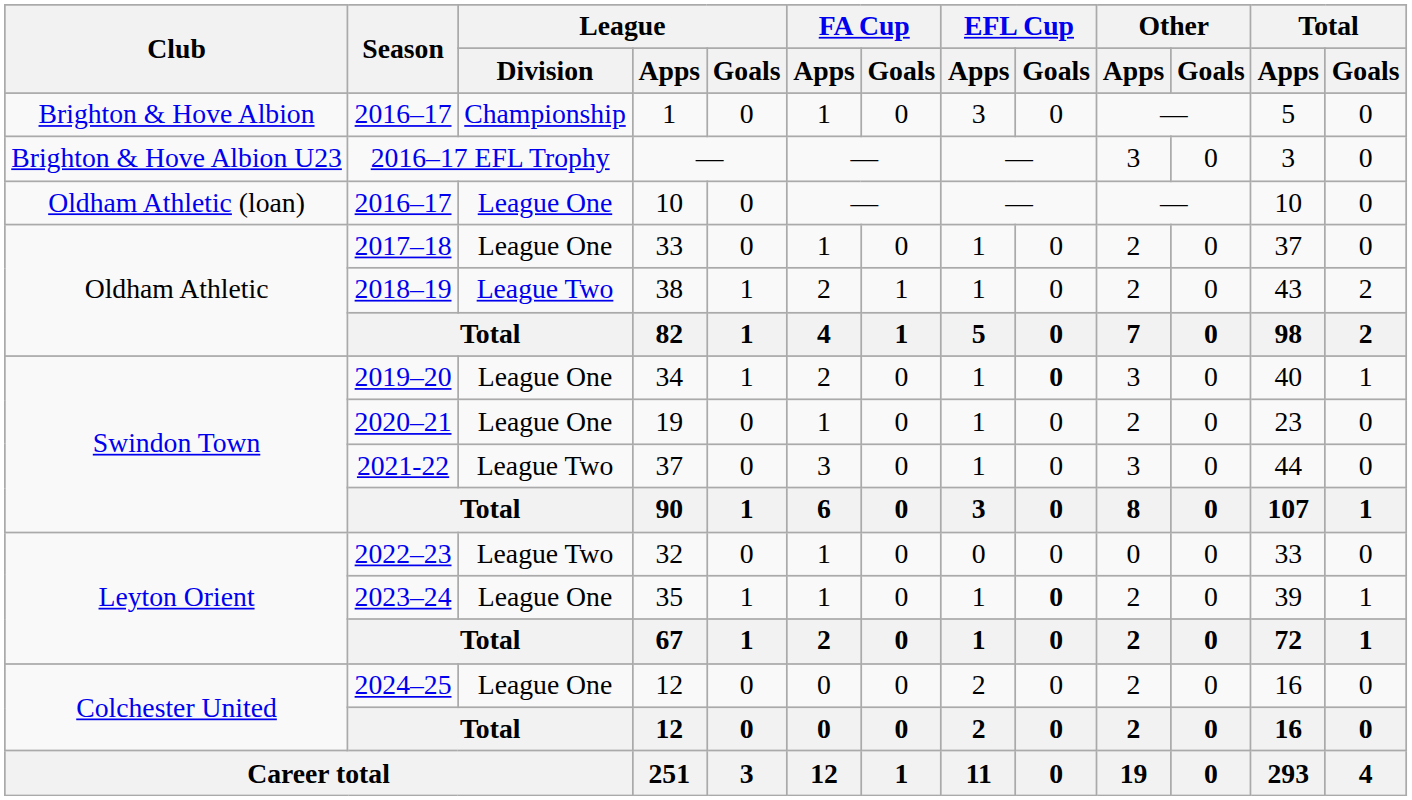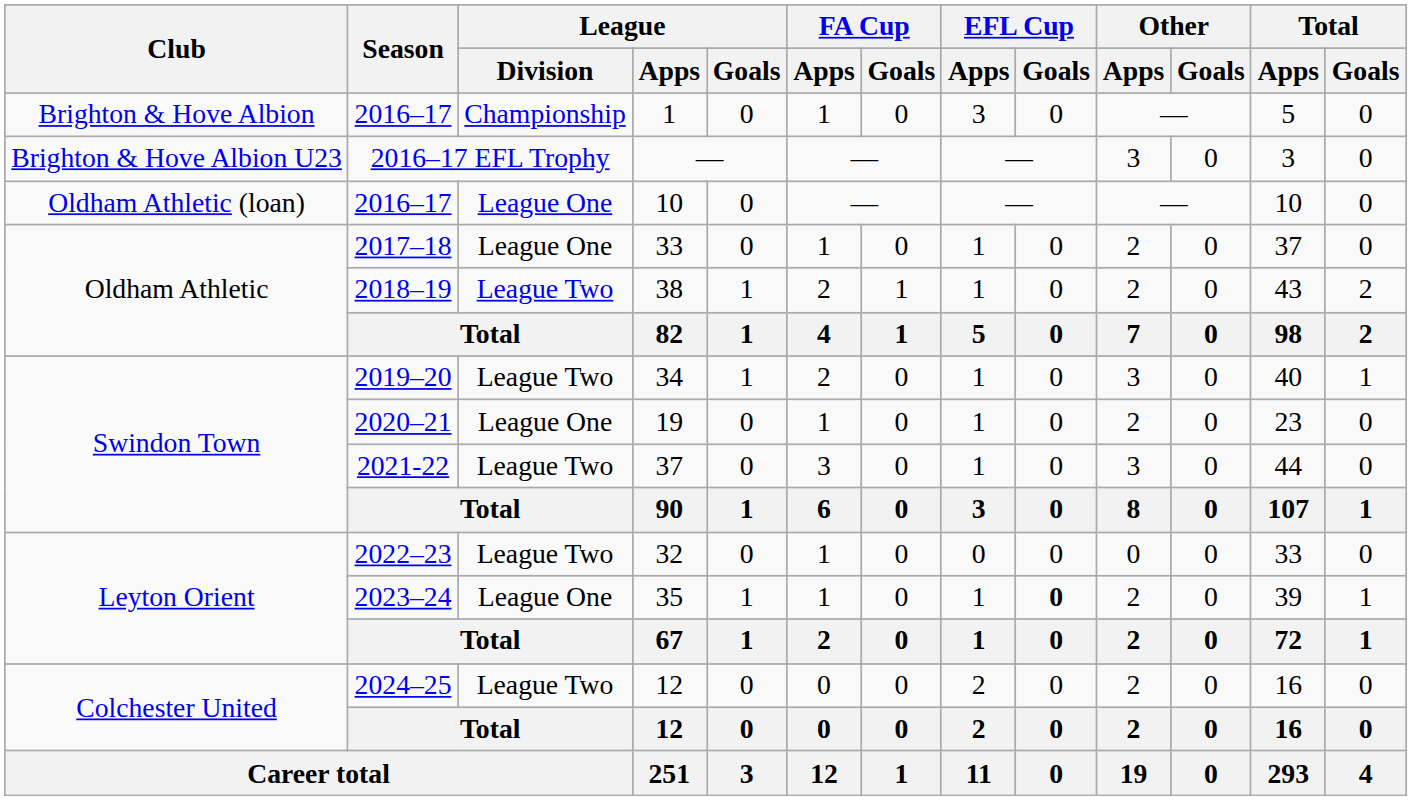(545, 377) League One -> (545, 377) League Two
(1056, 377) bold -> (1056, 377) normal
(545, 684) League One -> (545, 684) League Two
